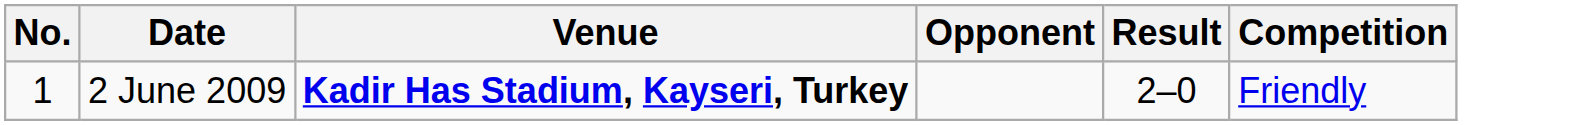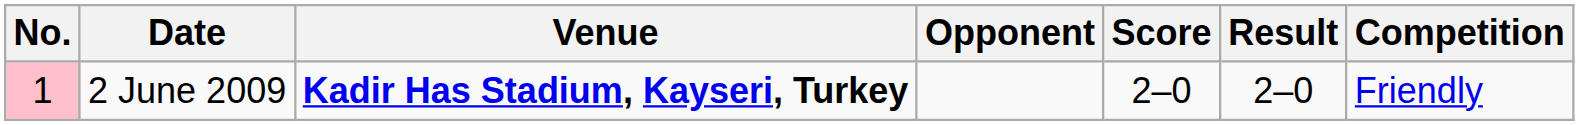+ column: (1162, 33)
(42, 90) no background -> (42, 90) pink background
